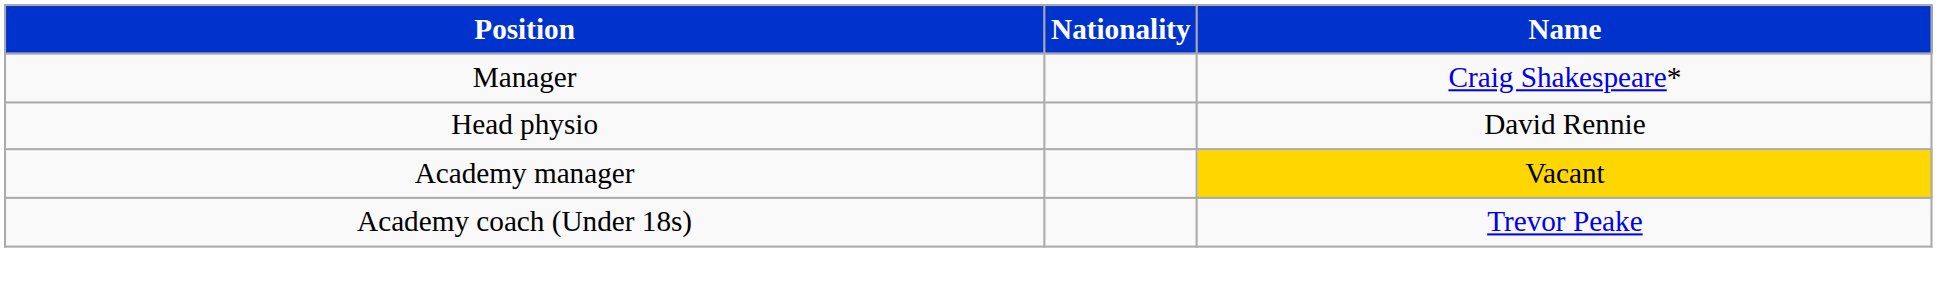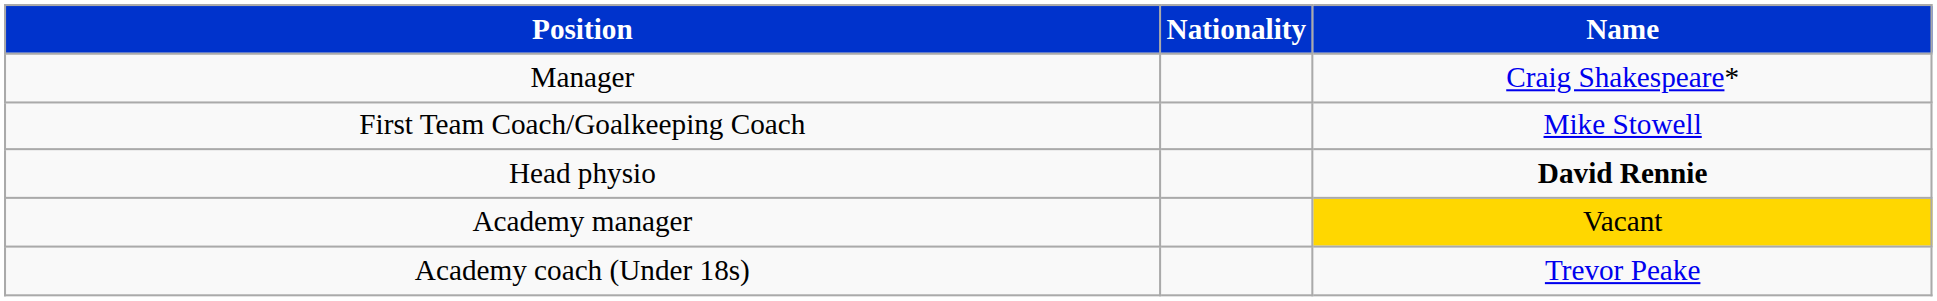+ row: (582, 125)
(1565, 125) normal -> (1623, 173) bold
